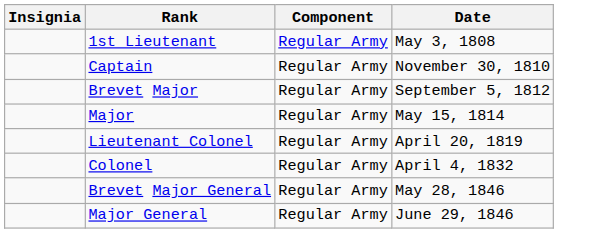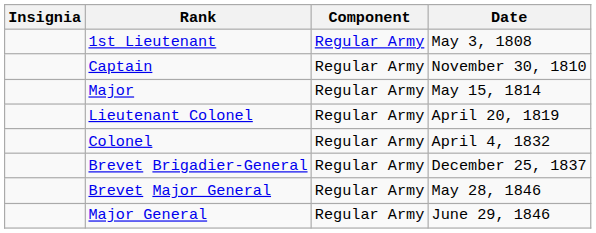- row: (143, 91)
+ row: (198, 166)
